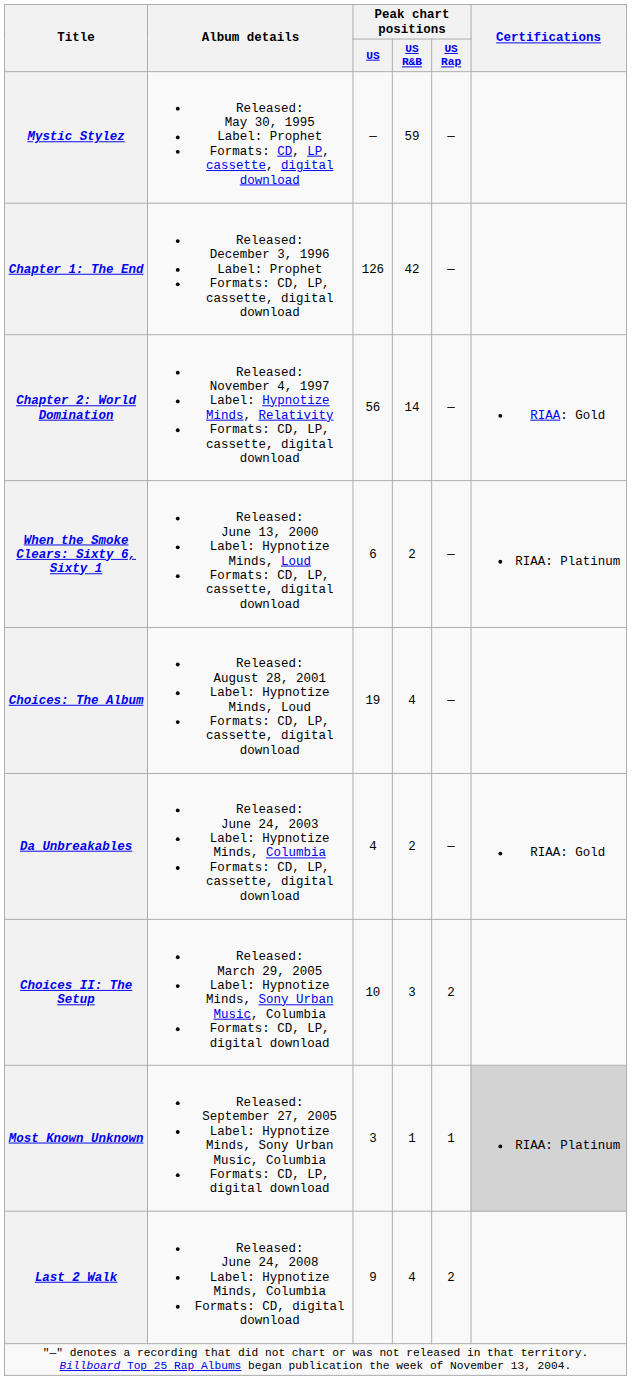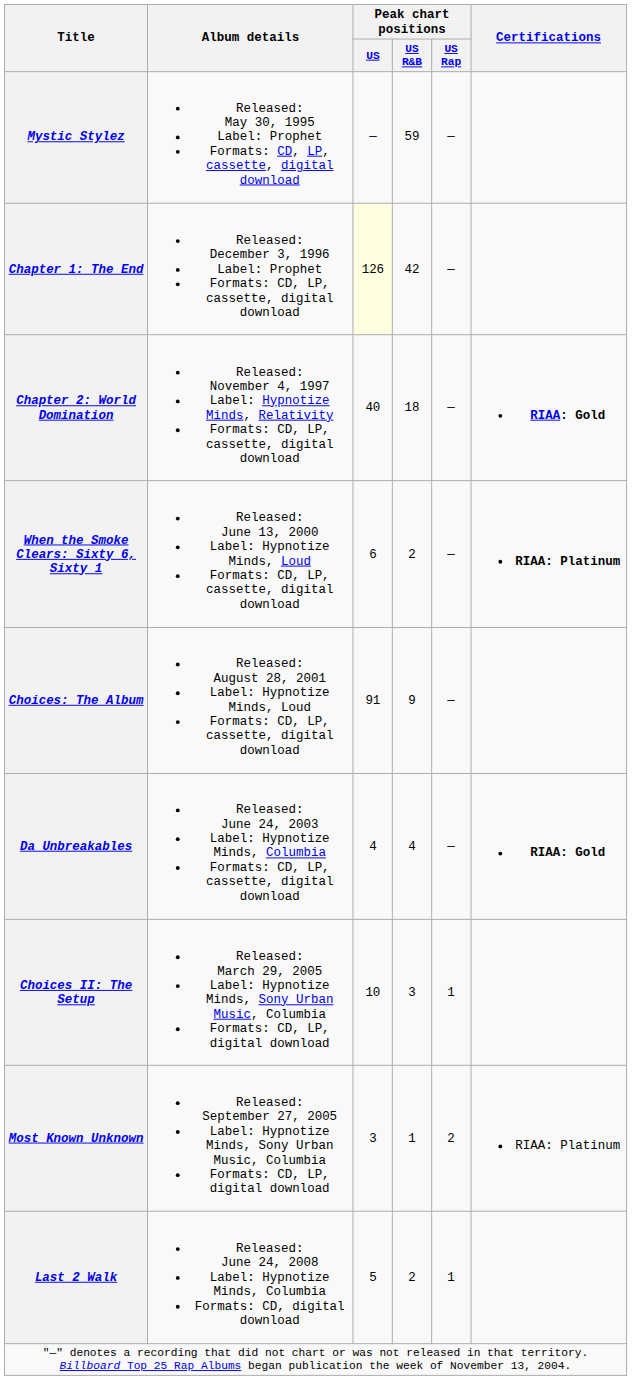(373, 269) no background -> (373, 269) lightyellow background
(373, 408) 56 -> (373, 408) 40
(412, 408) 14 -> (412, 408) 18
(549, 415) normal -> (549, 415) bold
(549, 561) normal -> (549, 561) bold
(373, 700) 19 -> (373, 700) 91
(412, 700) 4 -> (412, 700) 9
(412, 846) 2 -> (412, 846) 4
(549, 853) normal -> (549, 853) bold
(451, 992) 2 -> (451, 992) 1
(451, 1138) 1 -> (451, 1138) 2
(549, 1146) lightgrey background -> (549, 1146) no background
(373, 1277) 9 -> (373, 1277) 5
(412, 1277) 4 -> (412, 1277) 2
(451, 1277) 2 -> (451, 1277) 1
